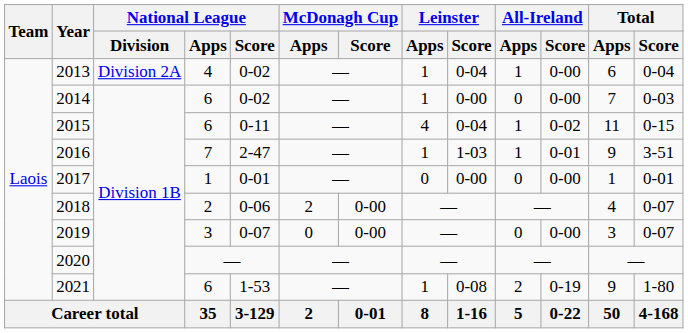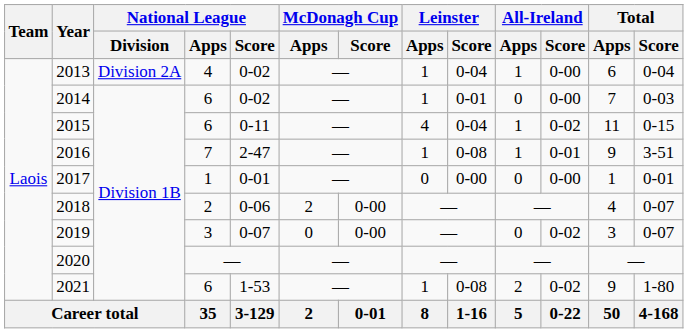(472, 98) 0-00 -> (472, 98) 0-01
(472, 152) 1-03 -> (472, 152) 0-08
(565, 233) 0-00 -> (565, 233) 0-02
(565, 286) 0-19 -> (565, 286) 0-02
